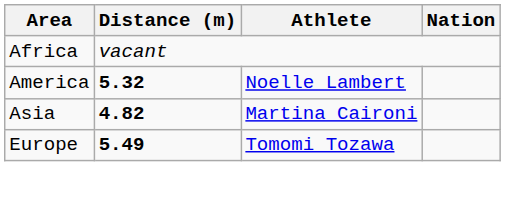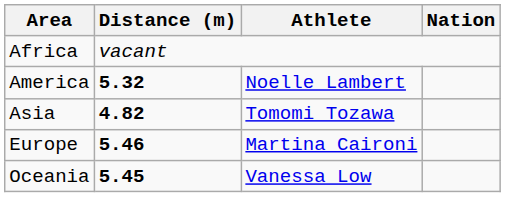(331, 114) Martina Caironi -> (320, 114) Tomomi Tozawa
(122, 145) 5.49 -> (122, 145) 5.46
(320, 145) Tomomi Tozawa -> (331, 145) Martina Caironi
+ row: (49, 176)
